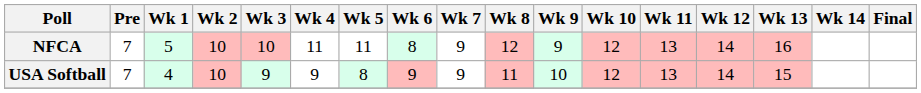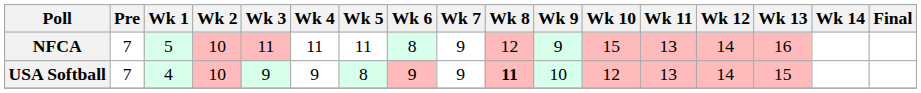(266, 46) 10 -> (266, 46) 11
(611, 46) 12 -> (611, 46) 15
(509, 74) normal -> (509, 74) bold
